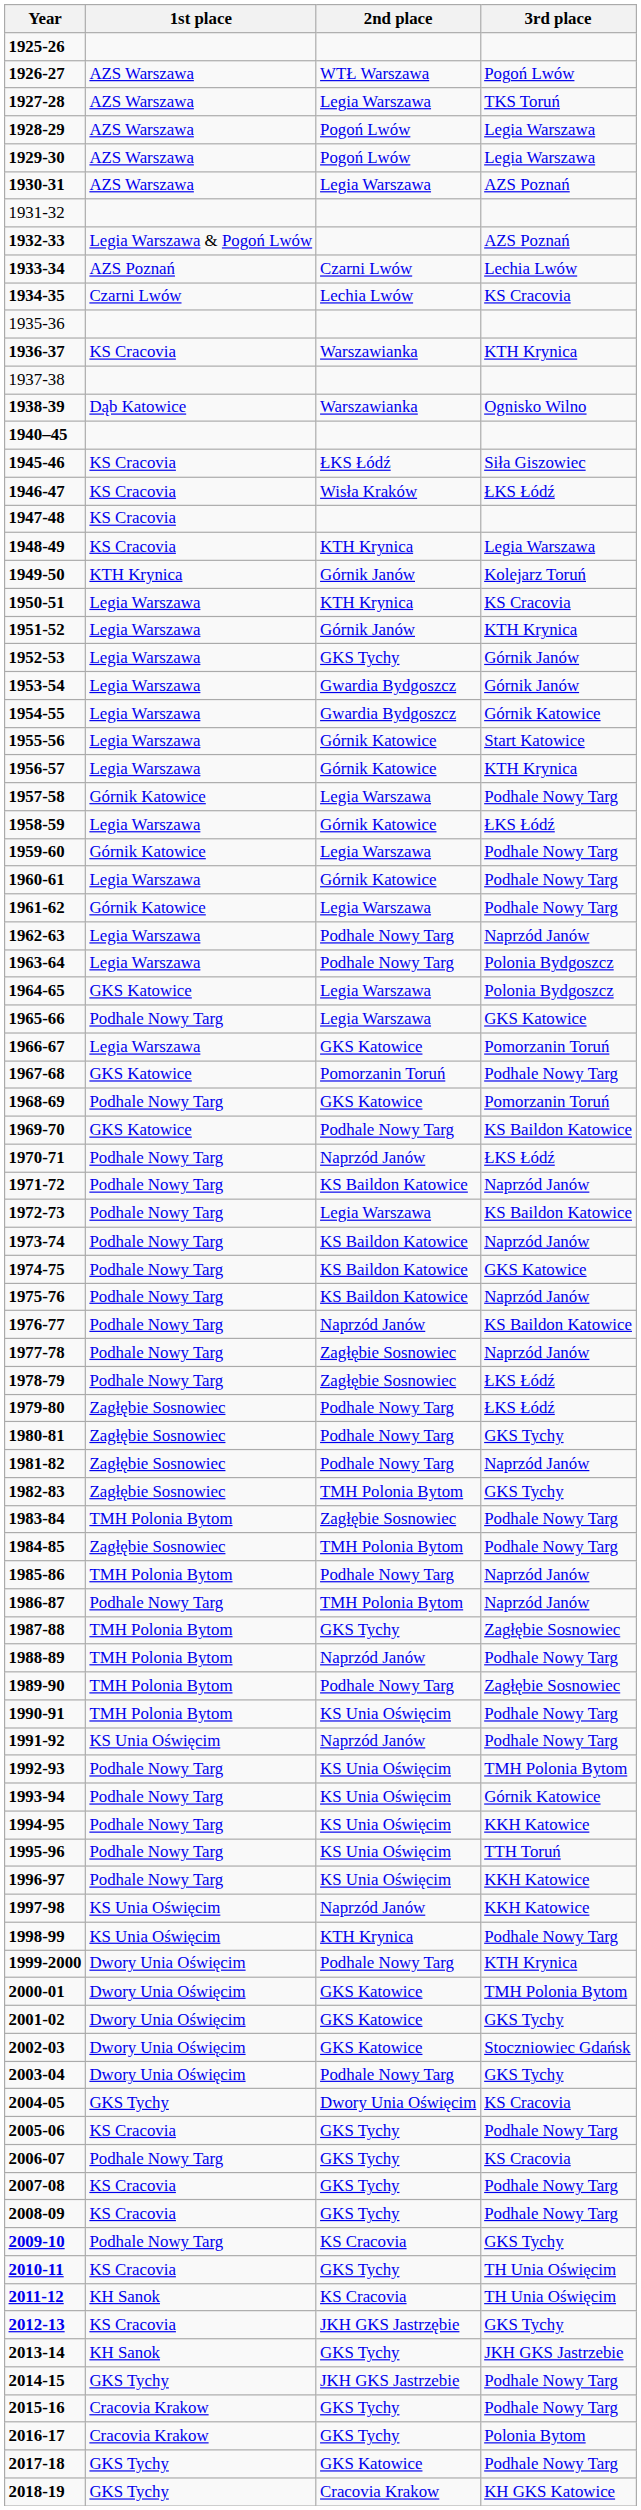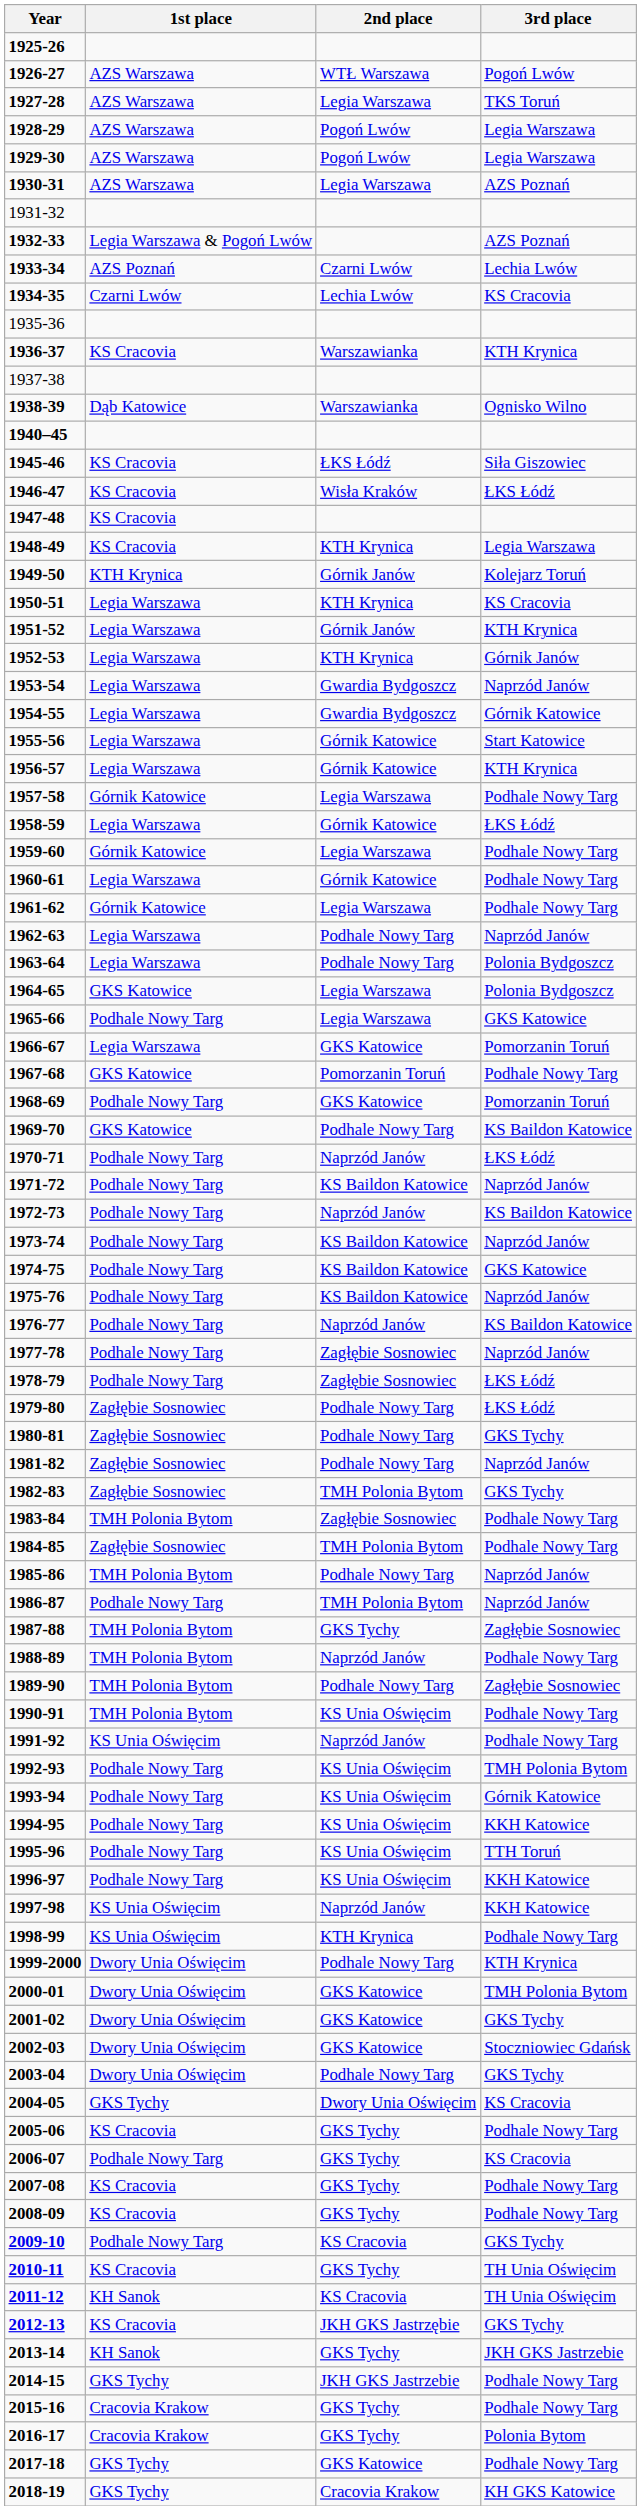(360, 657) GKS Tychy -> (367, 657) KTH Krynica
(532, 685) Górnik Janów -> (537, 685) Naprzód Janów
(376, 1213) Legia Warszawa -> (373, 1213) Naprzód Janów
